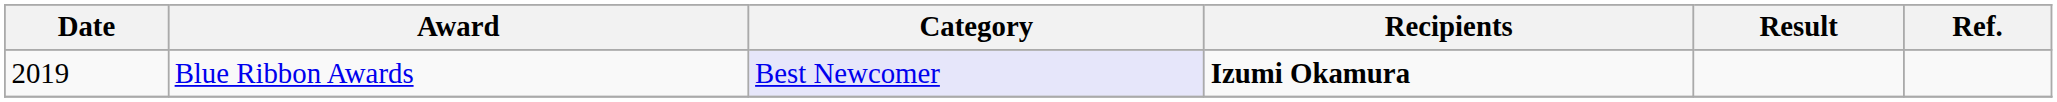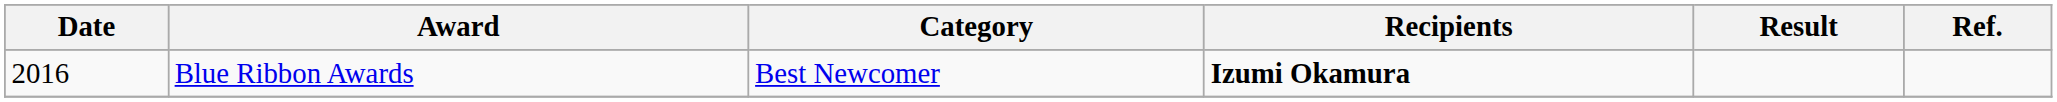(40, 73) 2019 -> (40, 73) 2016
(847, 73) lavender background -> (847, 73) no background
